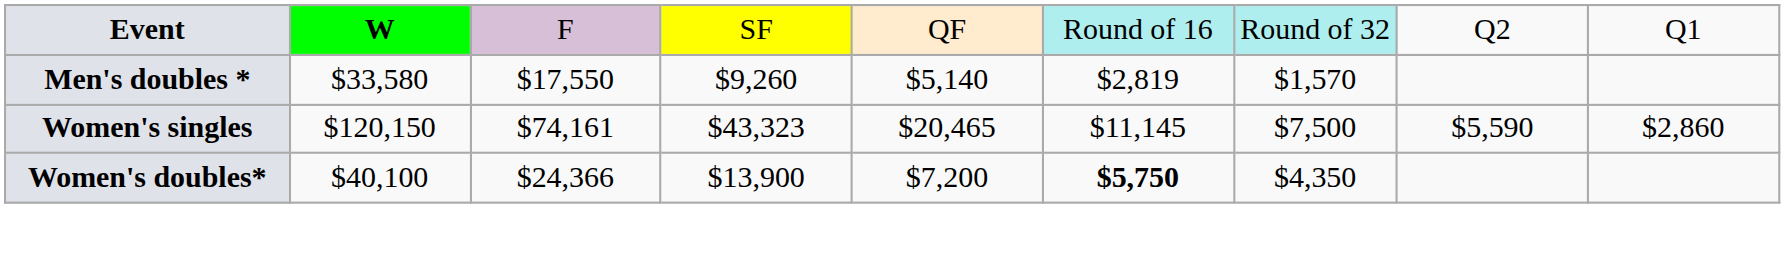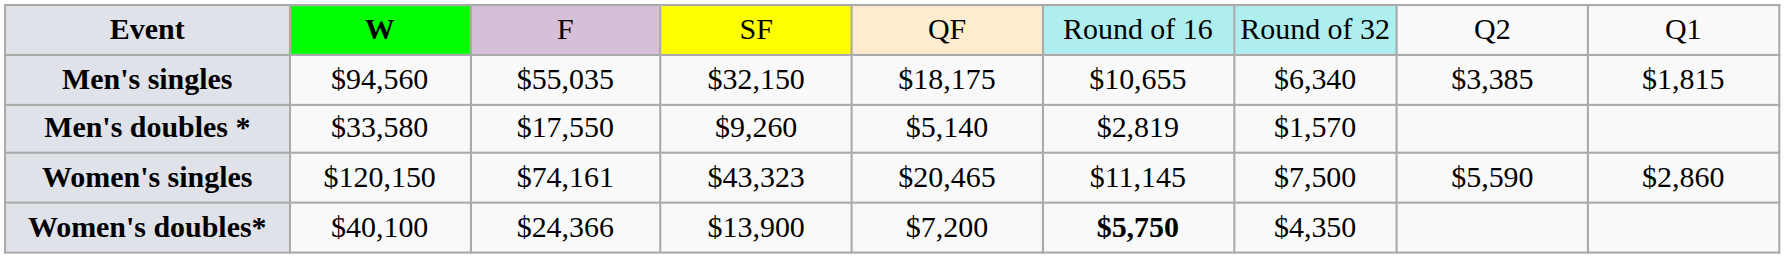+ row: (147, 78)
